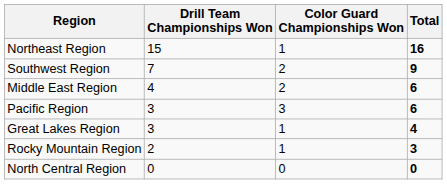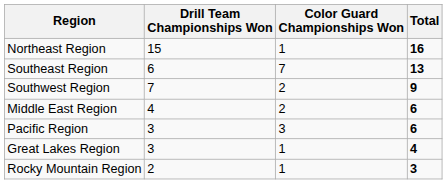+ row: (58, 68)
- row: (67, 169)
